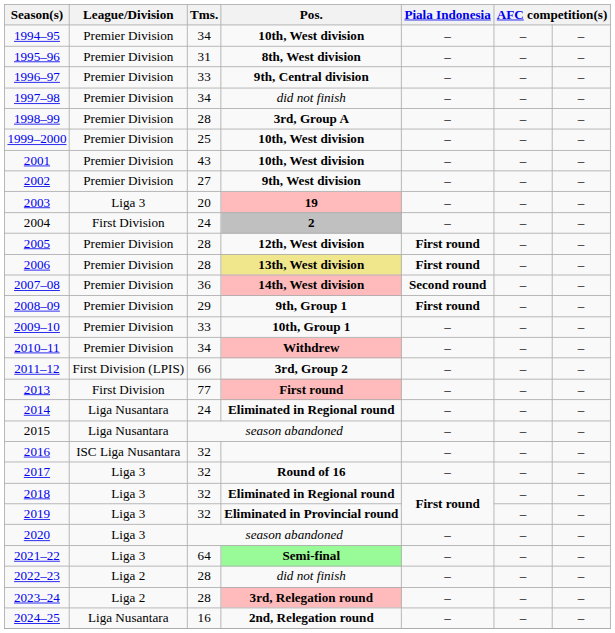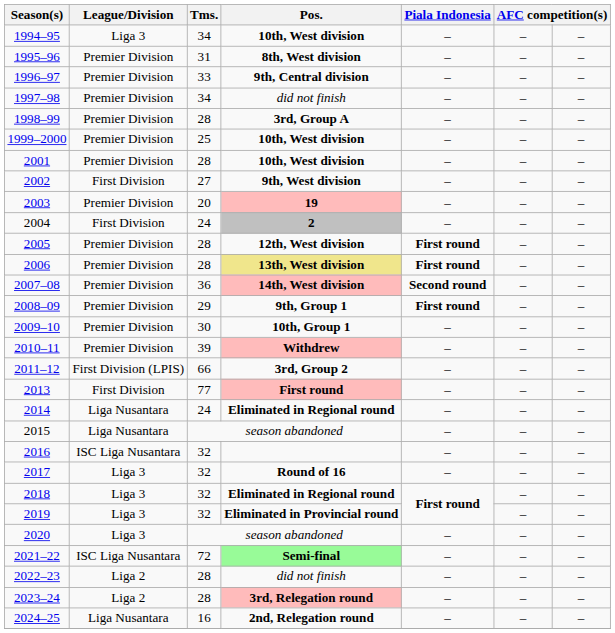(128, 35) Premier Division -> (128, 35) Liga 3
(204, 160) 43 -> (204, 160) 28
(128, 181) Premier Division -> (128, 181) First Division
(128, 202) Liga 3 -> (128, 202) Premier Division
(204, 327) 33 -> (204, 327) 30
(204, 347) 34 -> (204, 347) 39
(128, 555) Liga 3 -> (128, 555) ISC Liga Nusantara
(204, 555) 64 -> (204, 555) 72
